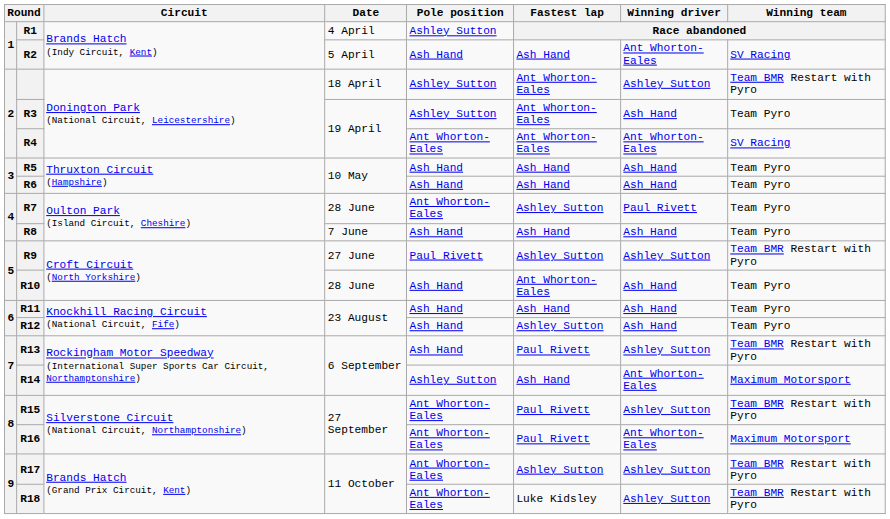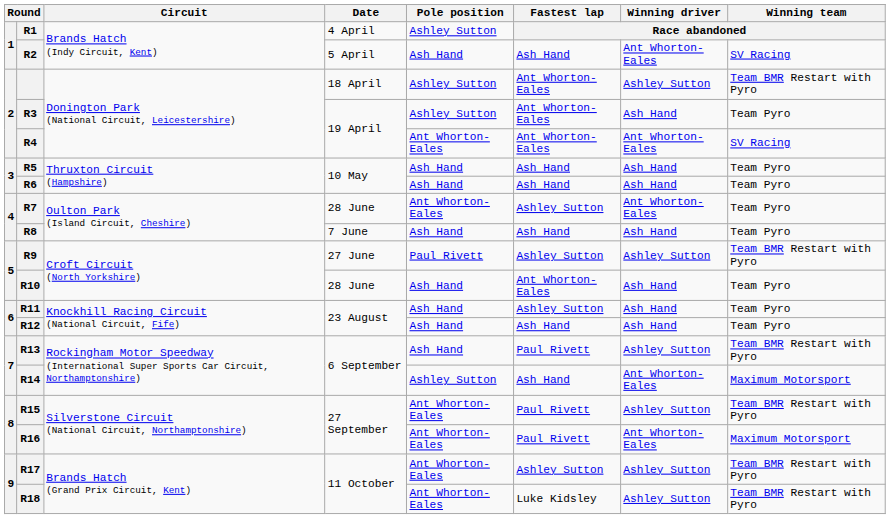(660, 209) Paul Rivett -> (664, 209) Ant Whorton-Eales
(543, 309) Ash Hand -> (560, 309) Ashley Sutton
(560, 327) Ashley Sutton -> (543, 327) Ash Hand
